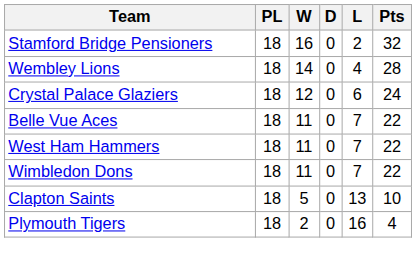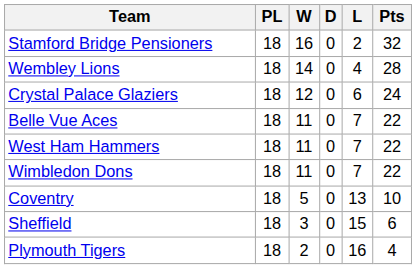- row: (61, 198)
+ row: (41, 198)
+ row: (40, 224)
